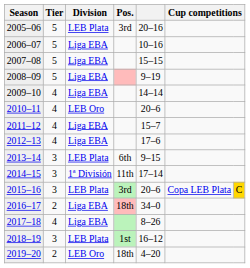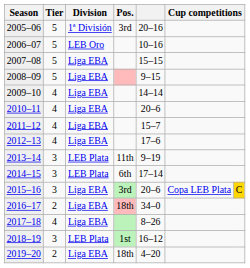(88, 28) LEB Plata -> (90, 28) 1ª División
(88, 44) Liga EBA -> (86, 44) LEB Oro
(151, 76) 9–19 -> (151, 76) 9–15
(86, 109) LEB Oro -> (88, 109) Liga EBA
(125, 157) 6th -> (125, 157) 11th
(151, 157) 9–15 -> (151, 157) 9–19
(90, 173) 1ª División -> (88, 173) LEB Plata
(125, 173) 11th -> (125, 173) 6th
(88, 189) LEB Plata -> (88, 189) Liga EBA
(86, 254) LEB Oro -> (88, 254) Liga EBA
